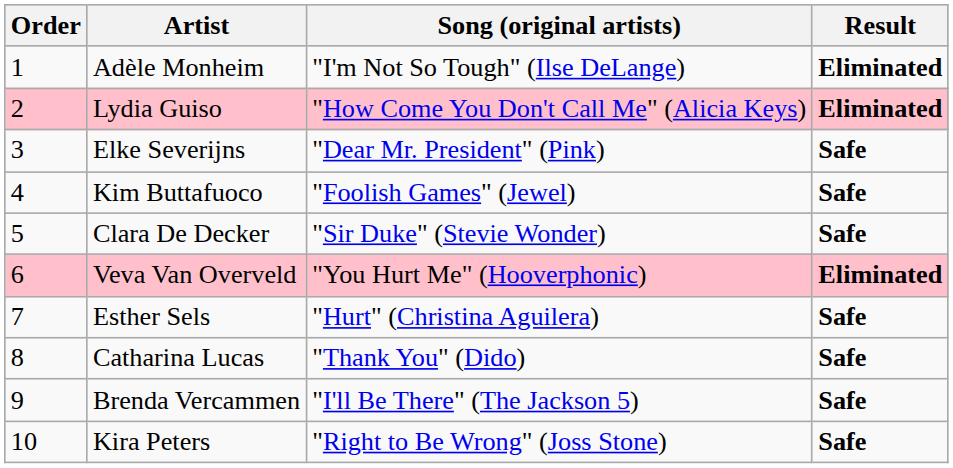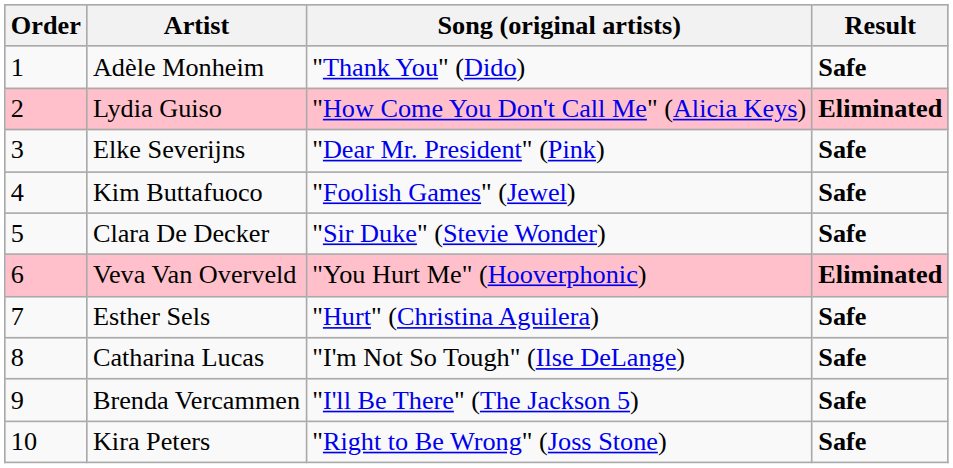(499, 66) "I'm Not So Tough" (Ilse DeLange) -> (419, 66) "Thank You" (Dido)
(880, 66) Eliminated -> (842, 66) Safe
(419, 358) "Thank You" (Dido) -> (499, 358) "I'm Not So Tough" (Ilse DeLange)
